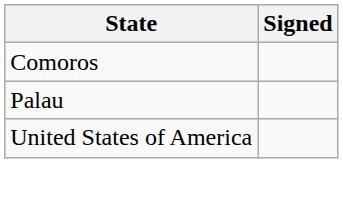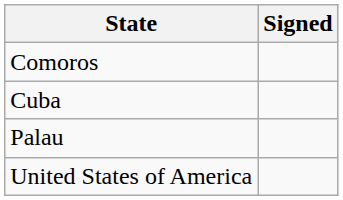+ row: (36, 99)
